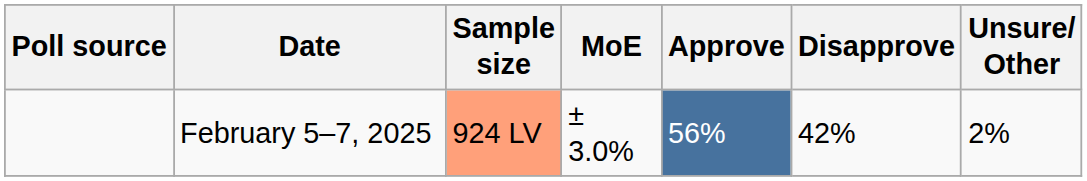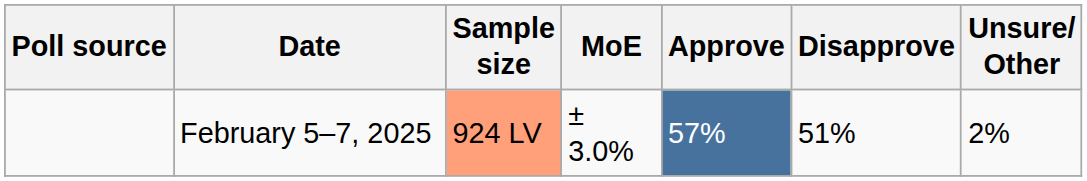(697, 132) 56% -> (697, 132) 57%
(827, 132) 42% -> (827, 132) 51%
